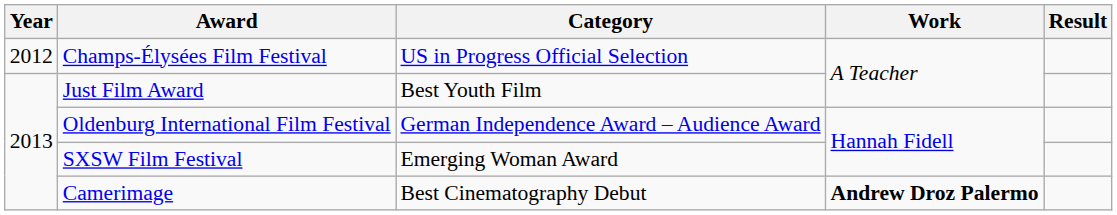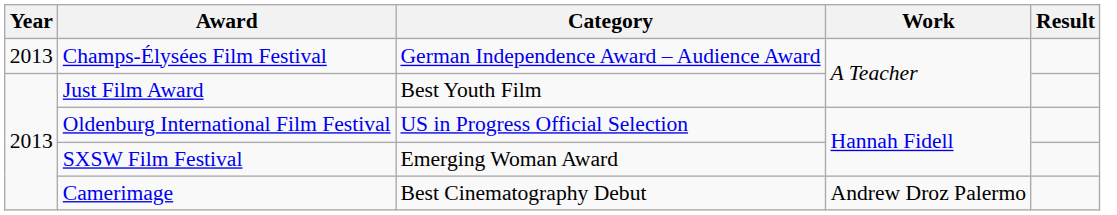(31, 55) 2012 -> (31, 55) 2013
(544, 55) US in Progress Official Selection -> (611, 55) German Independence Award – Audience Award
(611, 124) German Independence Award – Audience Award -> (544, 124) US in Progress Official Selection
(935, 192) bold -> (928, 192) normal
